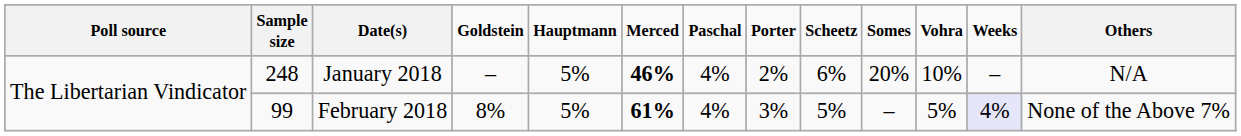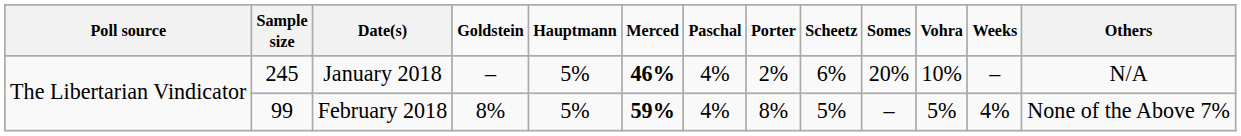(282, 73) 248 -> (282, 73) 245
(653, 111) 61% -> (653, 111) 59%
(773, 111) 3% -> (773, 111) 8%
(995, 111) lavender background -> (995, 111) no background
